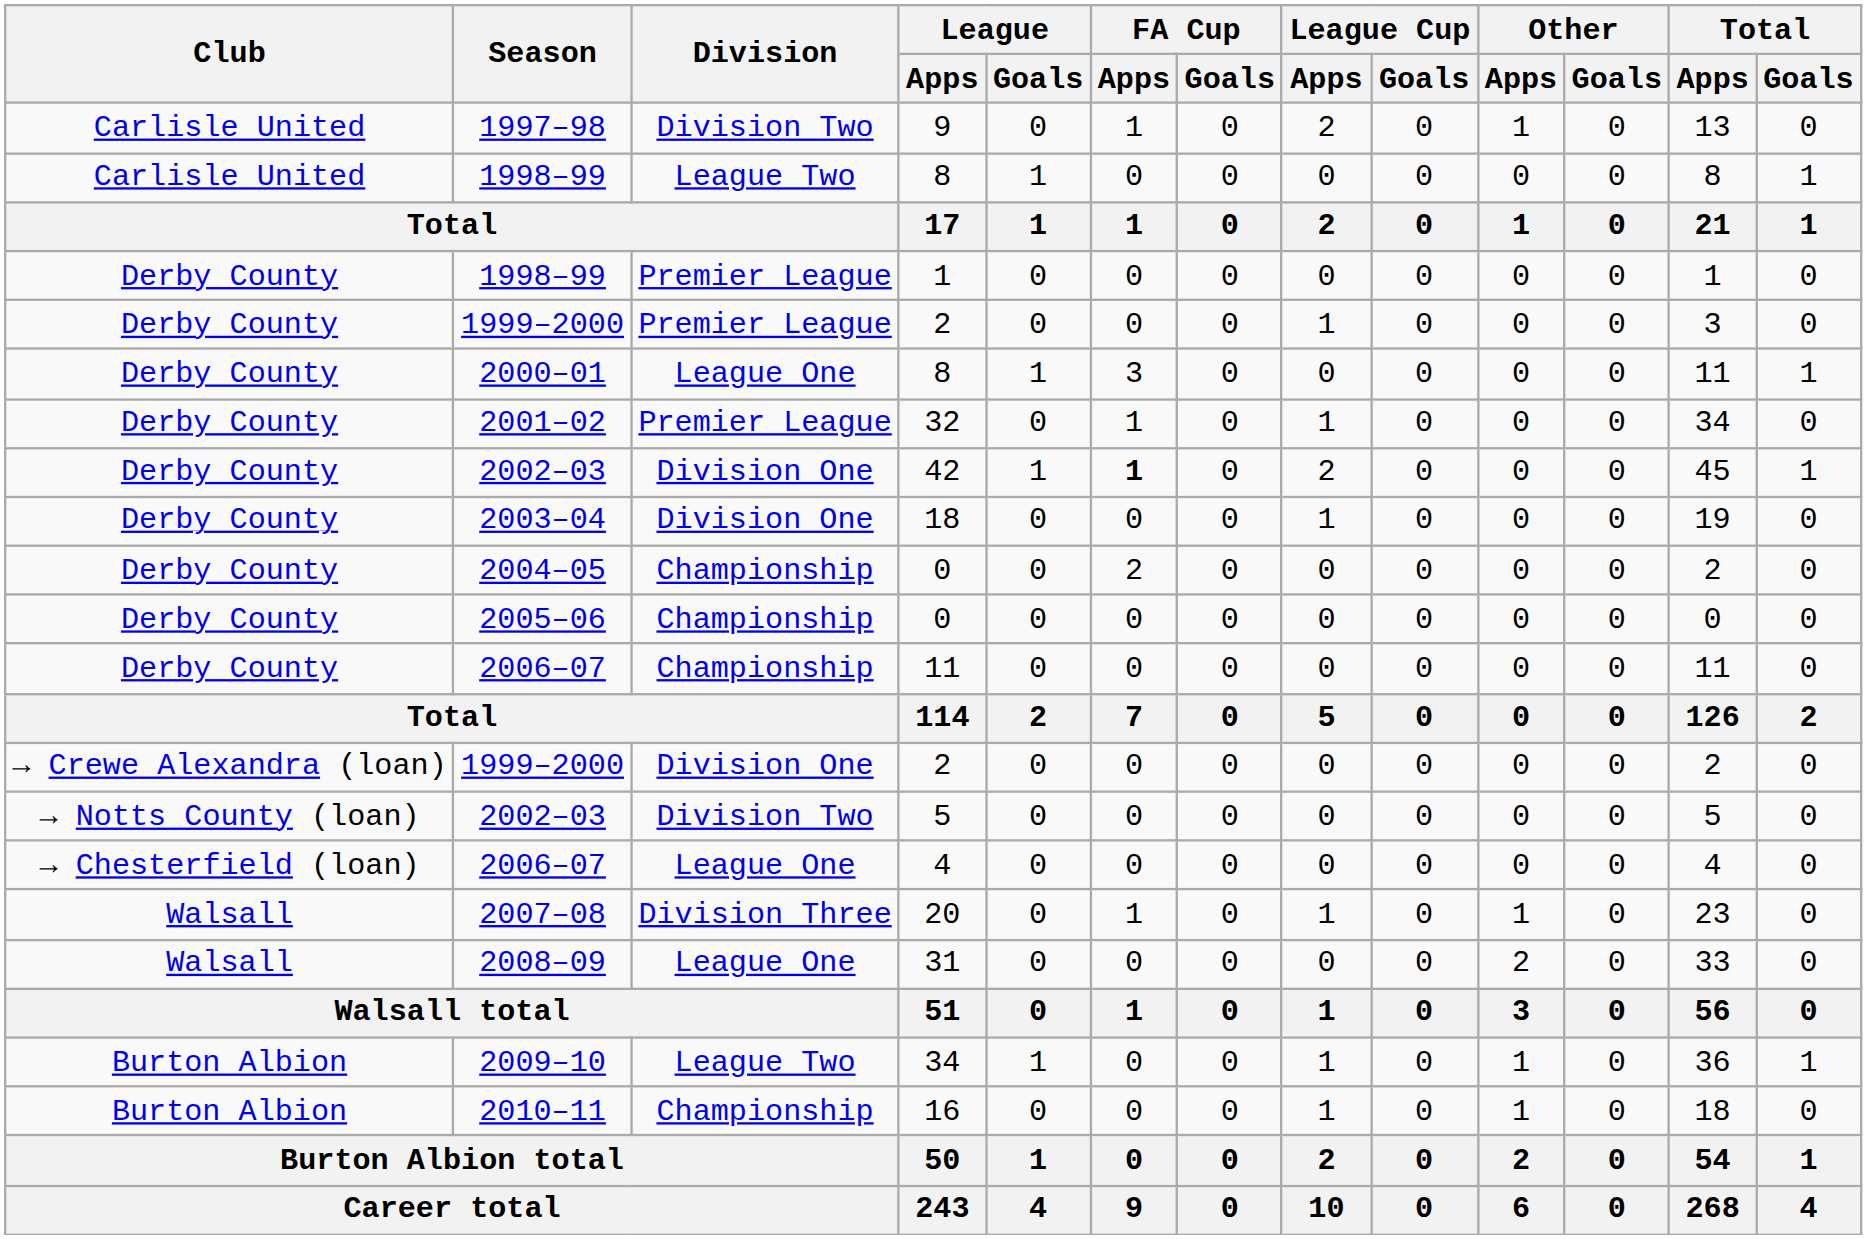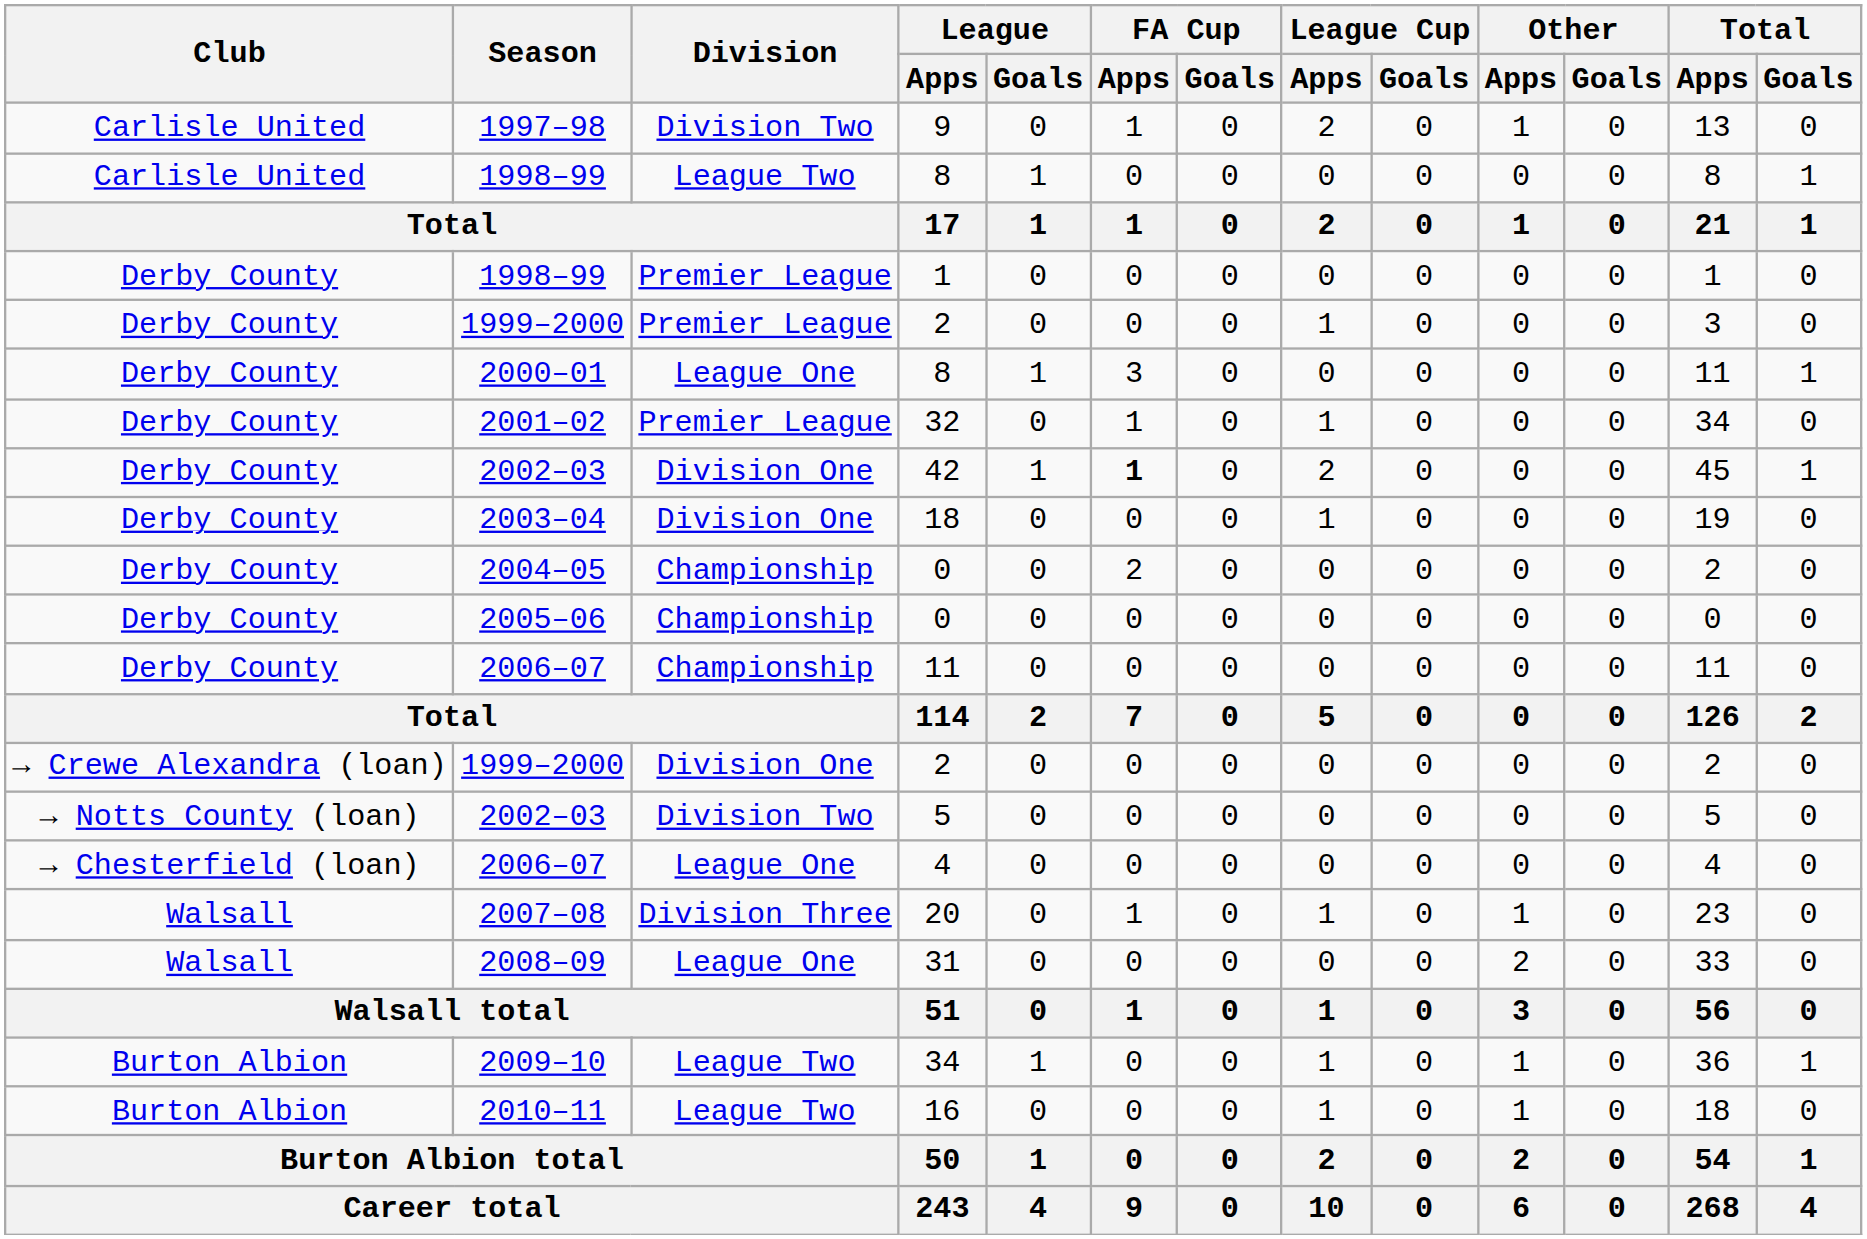(765, 1111) Championship -> (765, 1111) League Two
